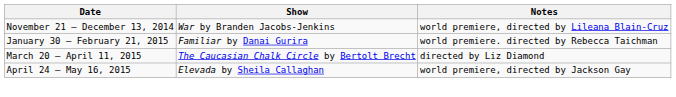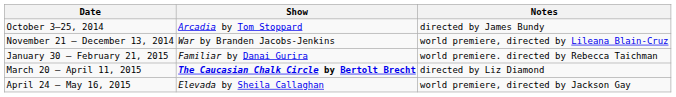+ row: (55, 26)
(297, 56) normal -> (297, 70) bold
